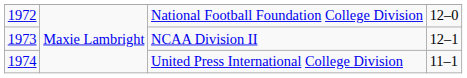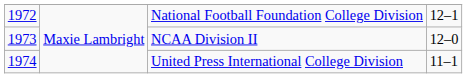(444, 15) 12–0 -> (444, 15) 12–1
(444, 38) 12–1 -> (444, 38) 12–0
